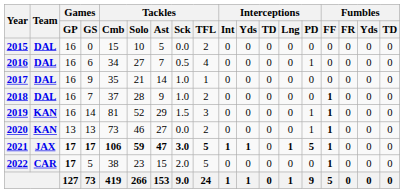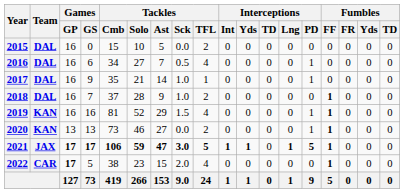(311, 79) 0 -> (311, 79) 1
(90, 113) 14 -> (90, 113) 16
(206, 113) 3 -> (206, 113) 4
(206, 163) 5 -> (206, 163) 4
